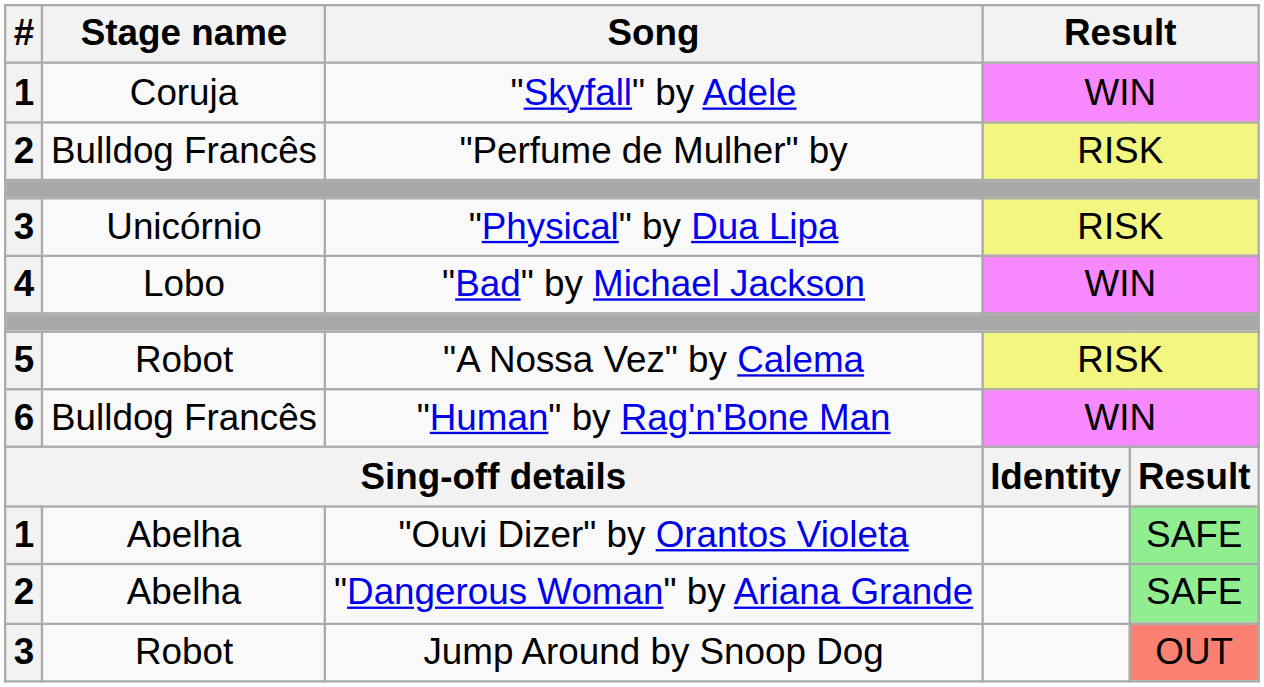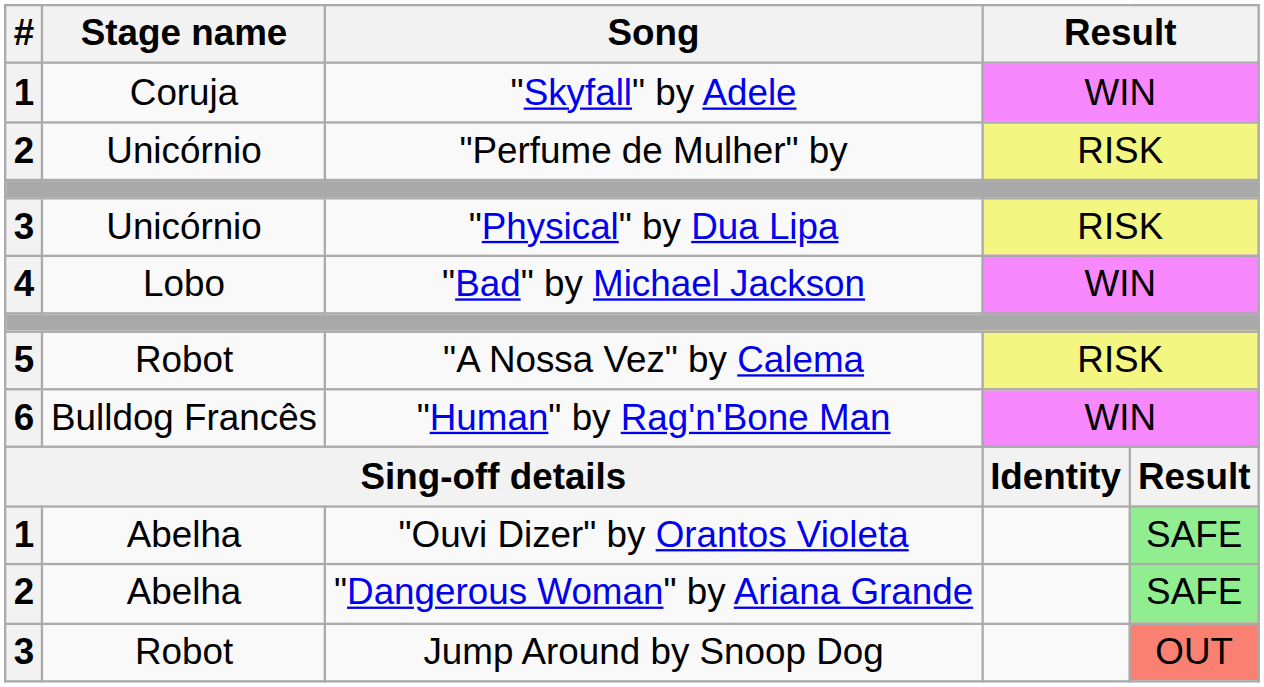(184, 150) Bulldog Francês -> (184, 150) Unicórnio
